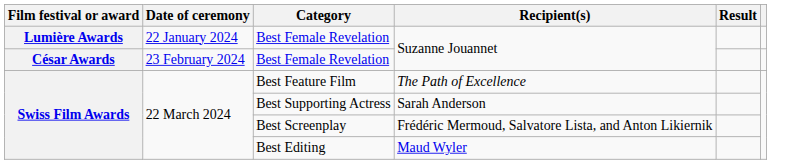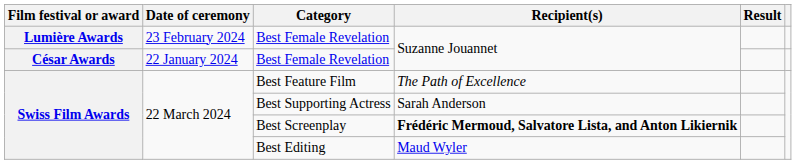(192, 37) 22 January 2024 -> (195, 37) 23 February 2024
(195, 59) 23 February 2024 -> (192, 59) 22 January 2024
(555, 125) normal -> (567, 125) bold
